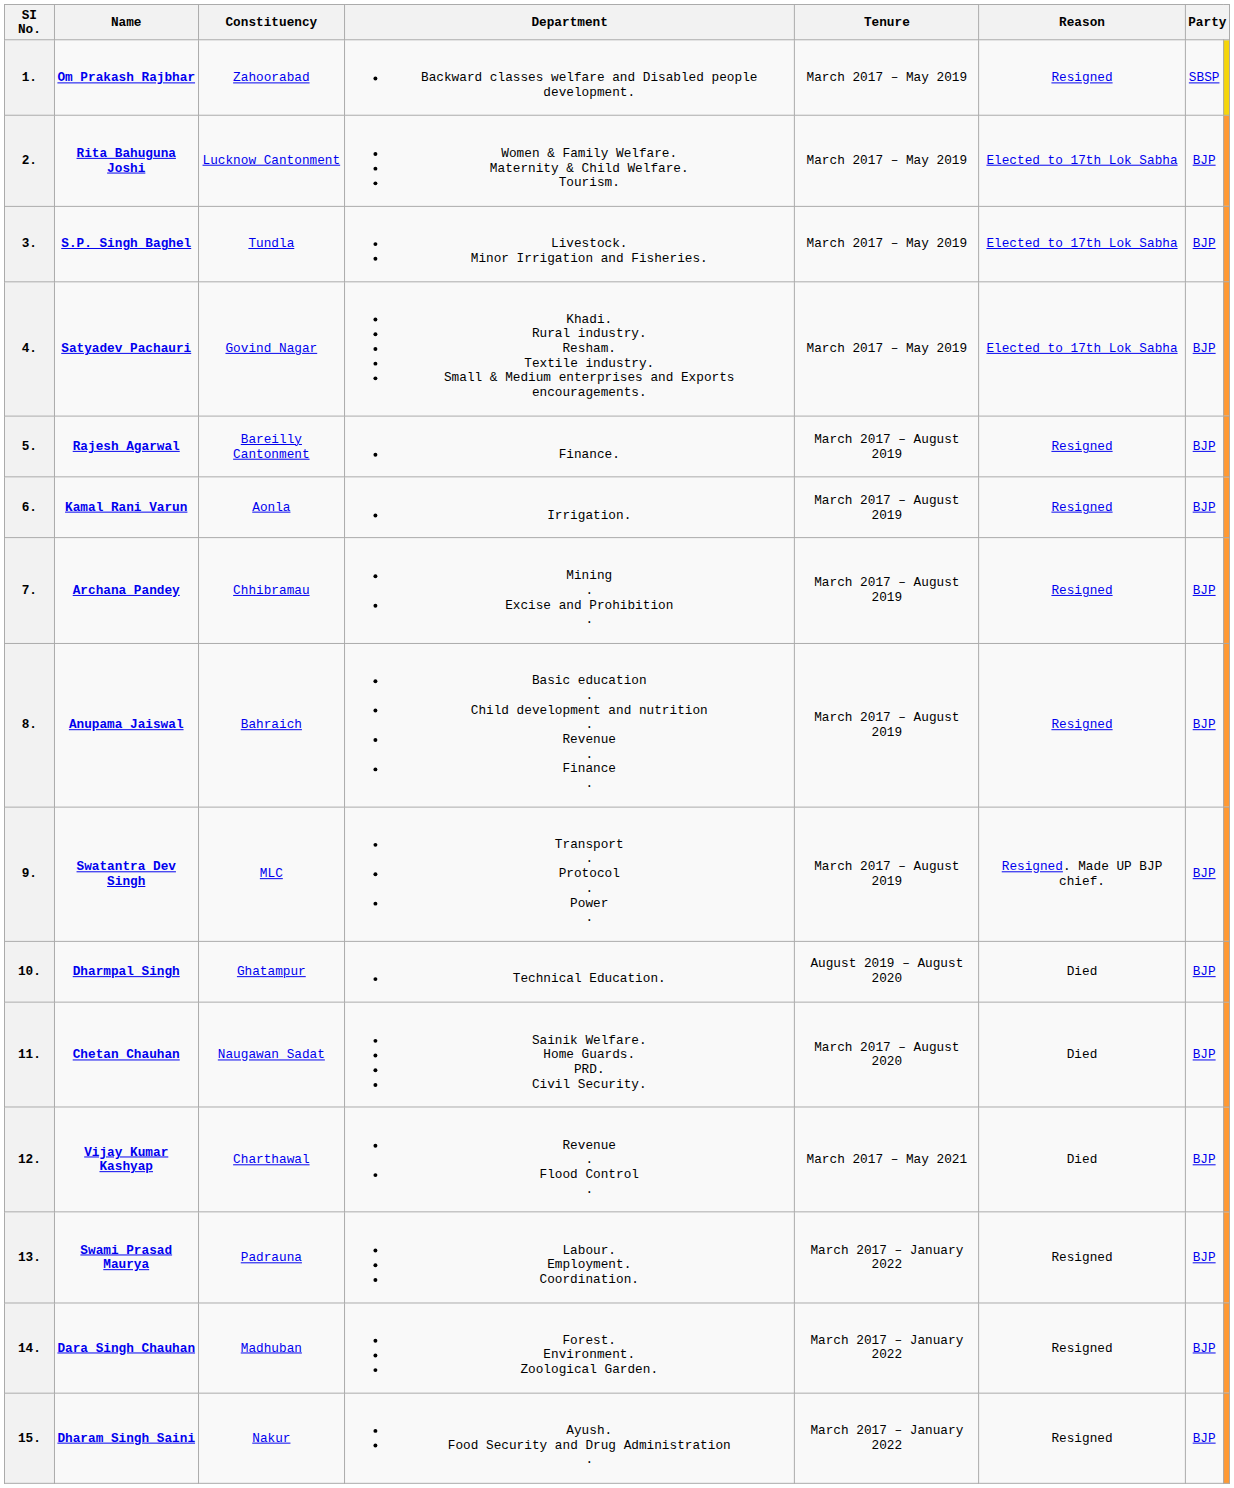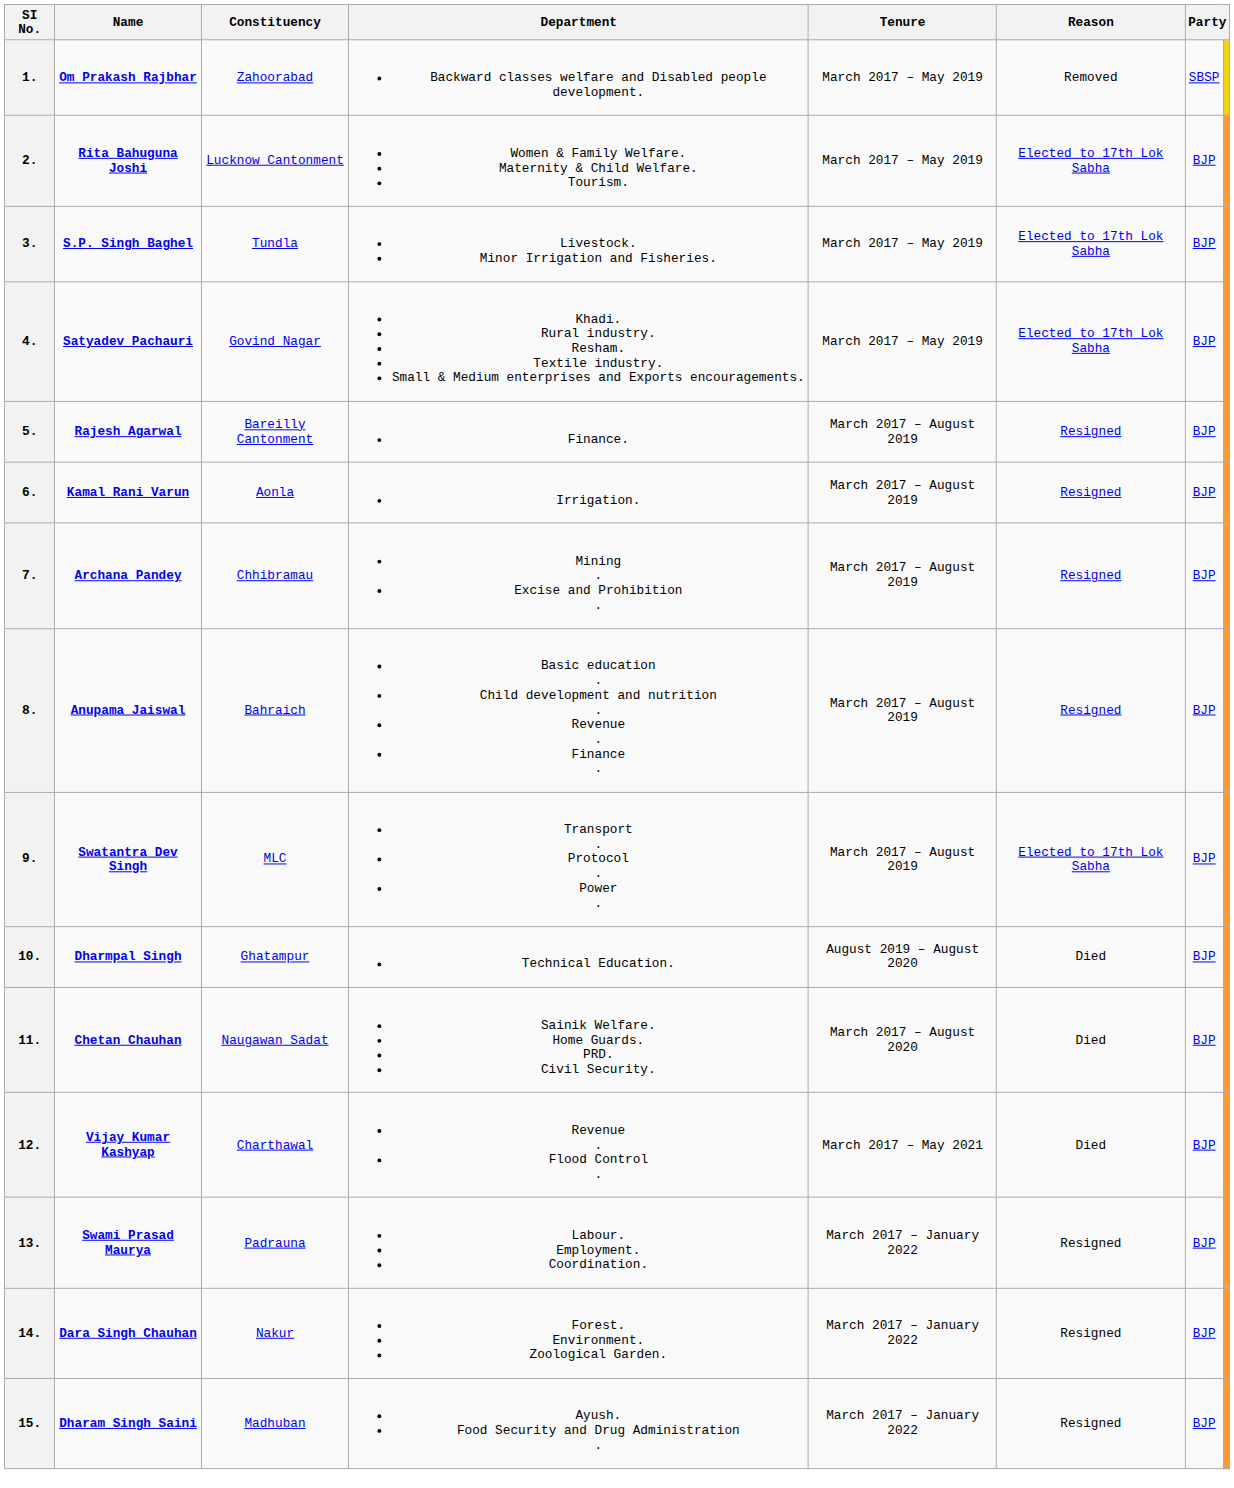(1082, 78) Resigned -> (1091, 78) Removed
(1082, 874) Resigned. Made UP BJP chief. -> (1091, 859) Elected to 17th Lok Sabha
(271, 1348) Madhuban -> (275, 1333) Nakur
(271, 1438) Nakur -> (275, 1423) Madhuban
